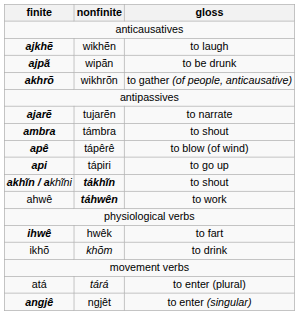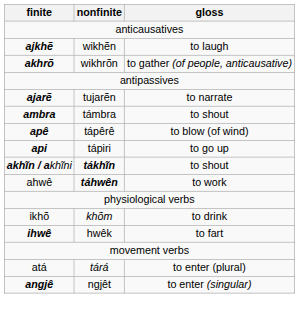- row: (39, 64)
rows swapped: (39, 251) <-> (39, 234)
